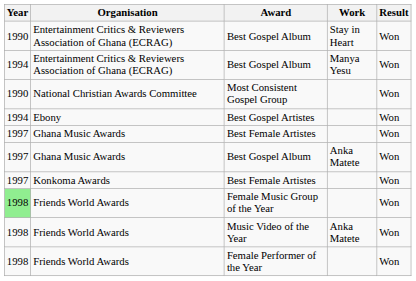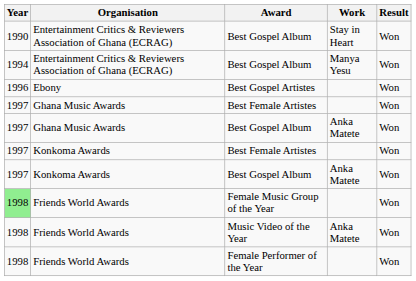- row: (115, 94)
(18, 117) 1994 -> (18, 88) 1996
+ row: (72, 174)
